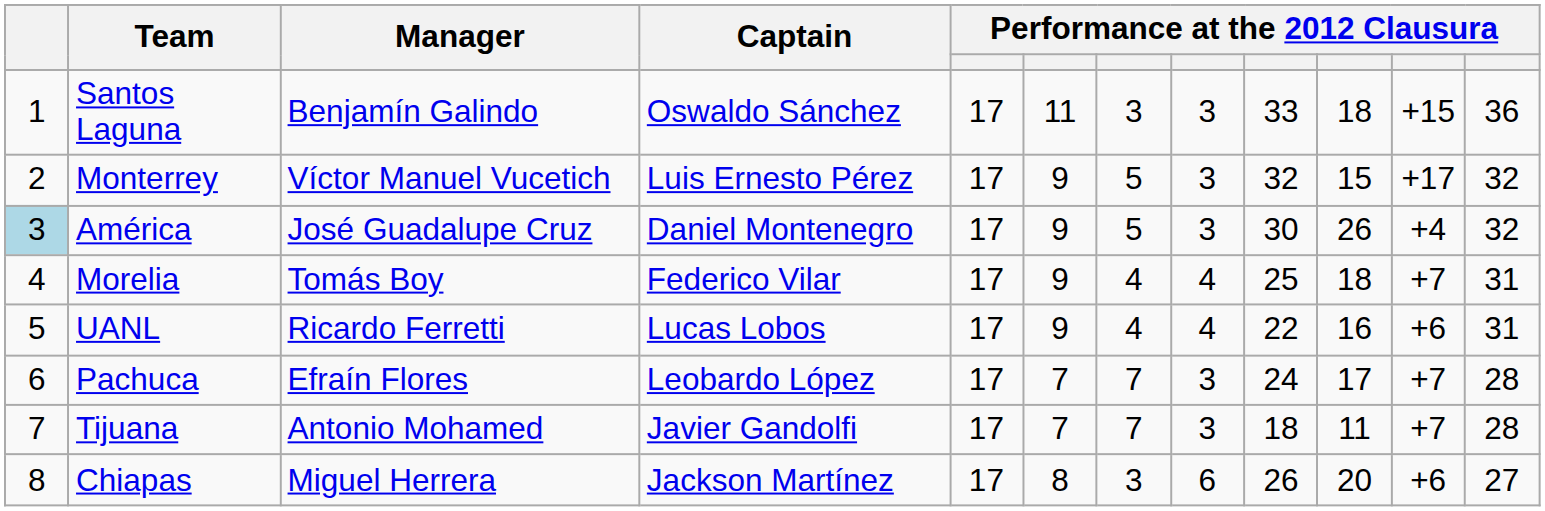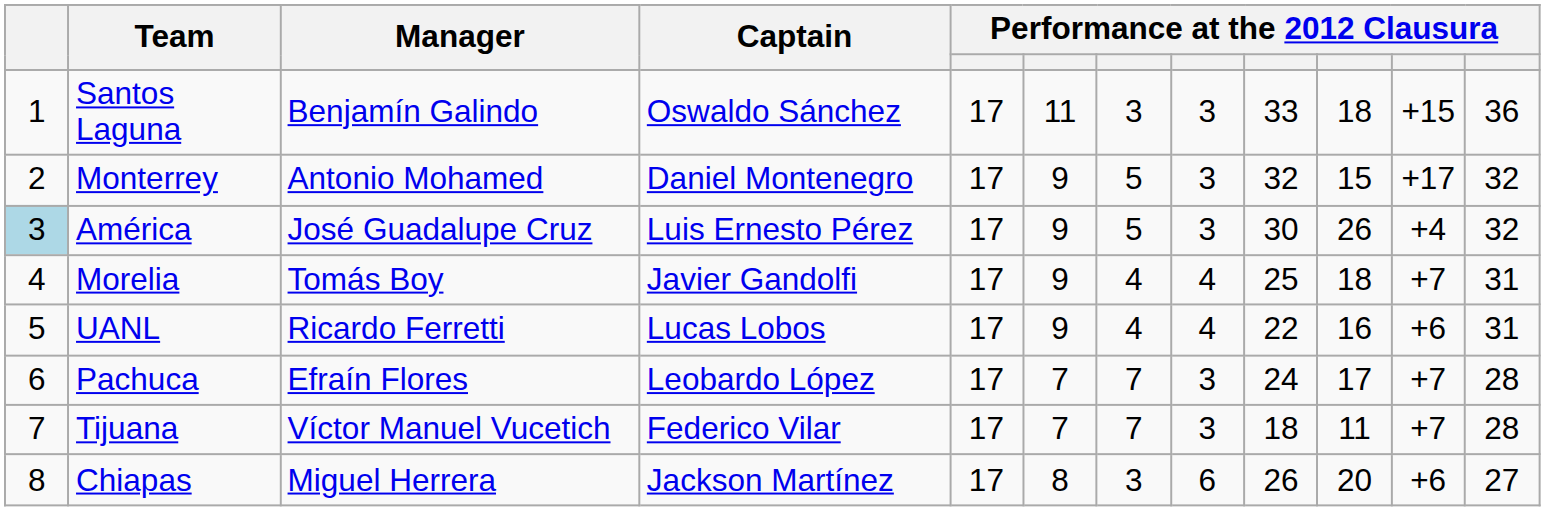(449, 179) Víctor Manuel Vucetich -> (415, 179) Antonio Mohamed
(780, 179) Luis Ernesto Pérez -> (780, 179) Daniel Montenegro
(780, 229) Daniel Montenegro -> (780, 229) Luis Ernesto Pérez
(744, 279) Federico Vilar -> (752, 279) Javier Gandolfi
(415, 429) Antonio Mohamed -> (449, 429) Víctor Manuel Vucetich
(752, 429) Javier Gandolfi -> (744, 429) Federico Vilar
